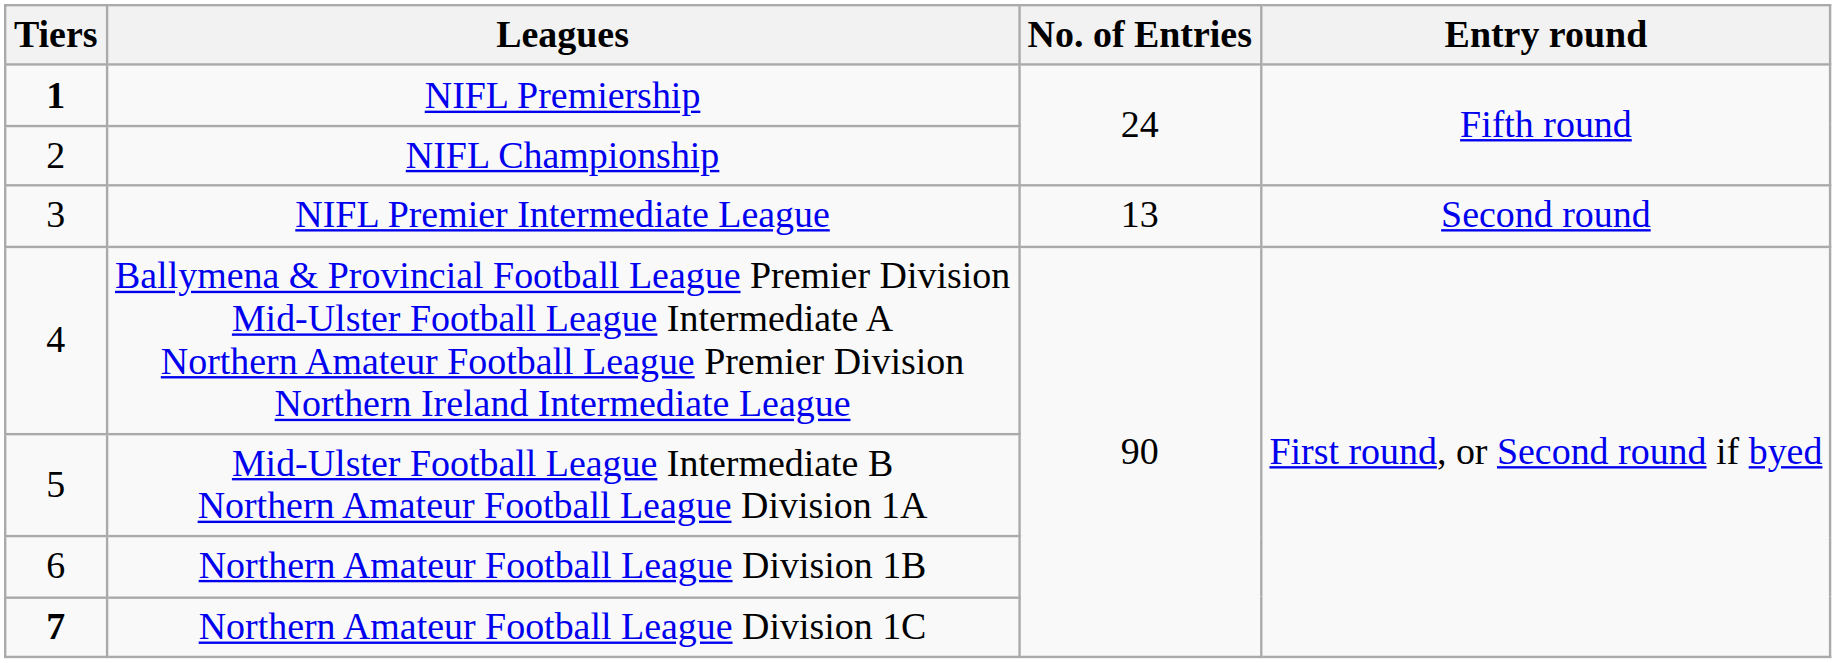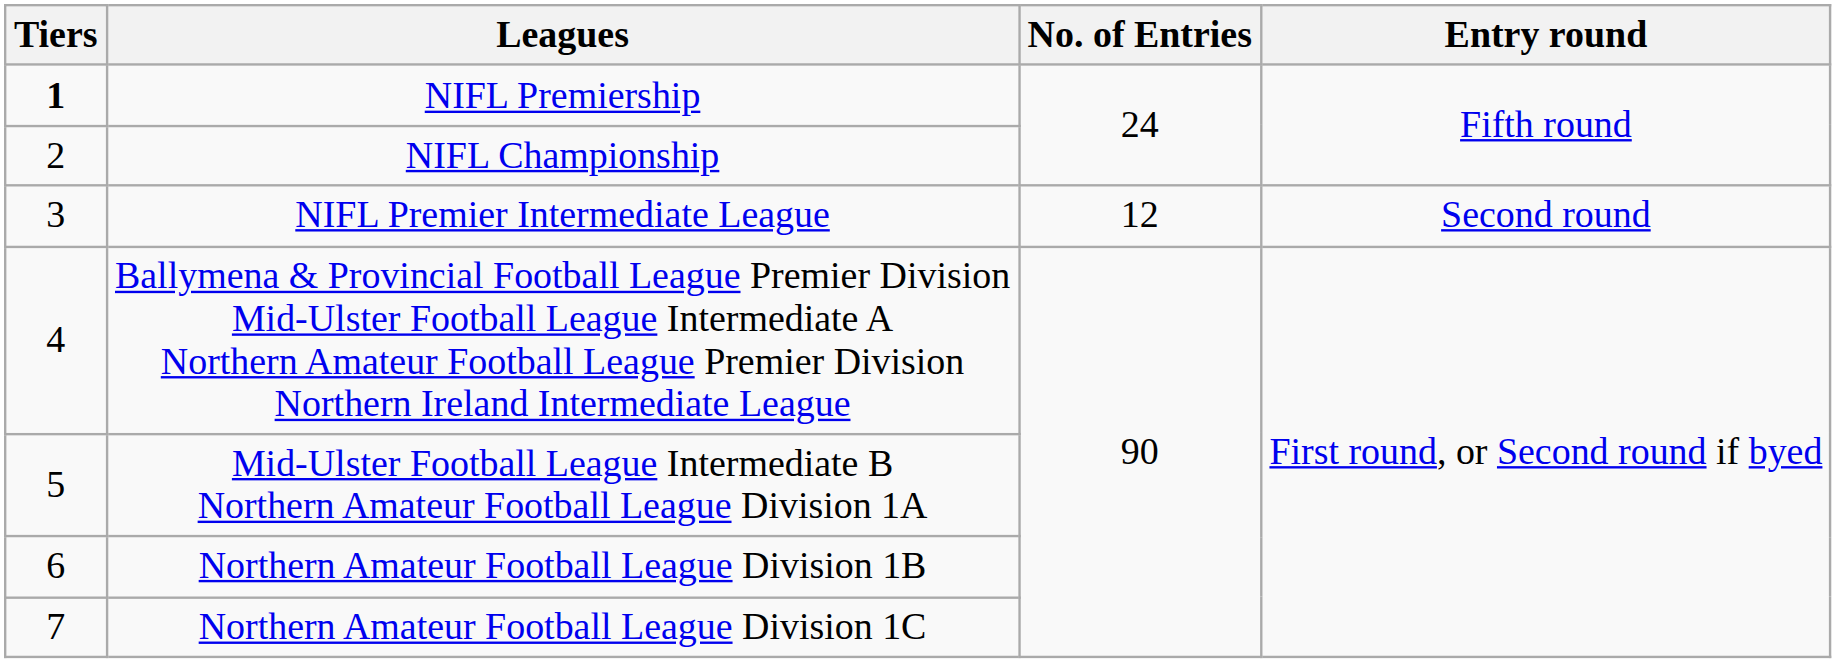(1140, 214) 13 -> (1140, 214) 12
(56, 626) bold -> (56, 626) normal
